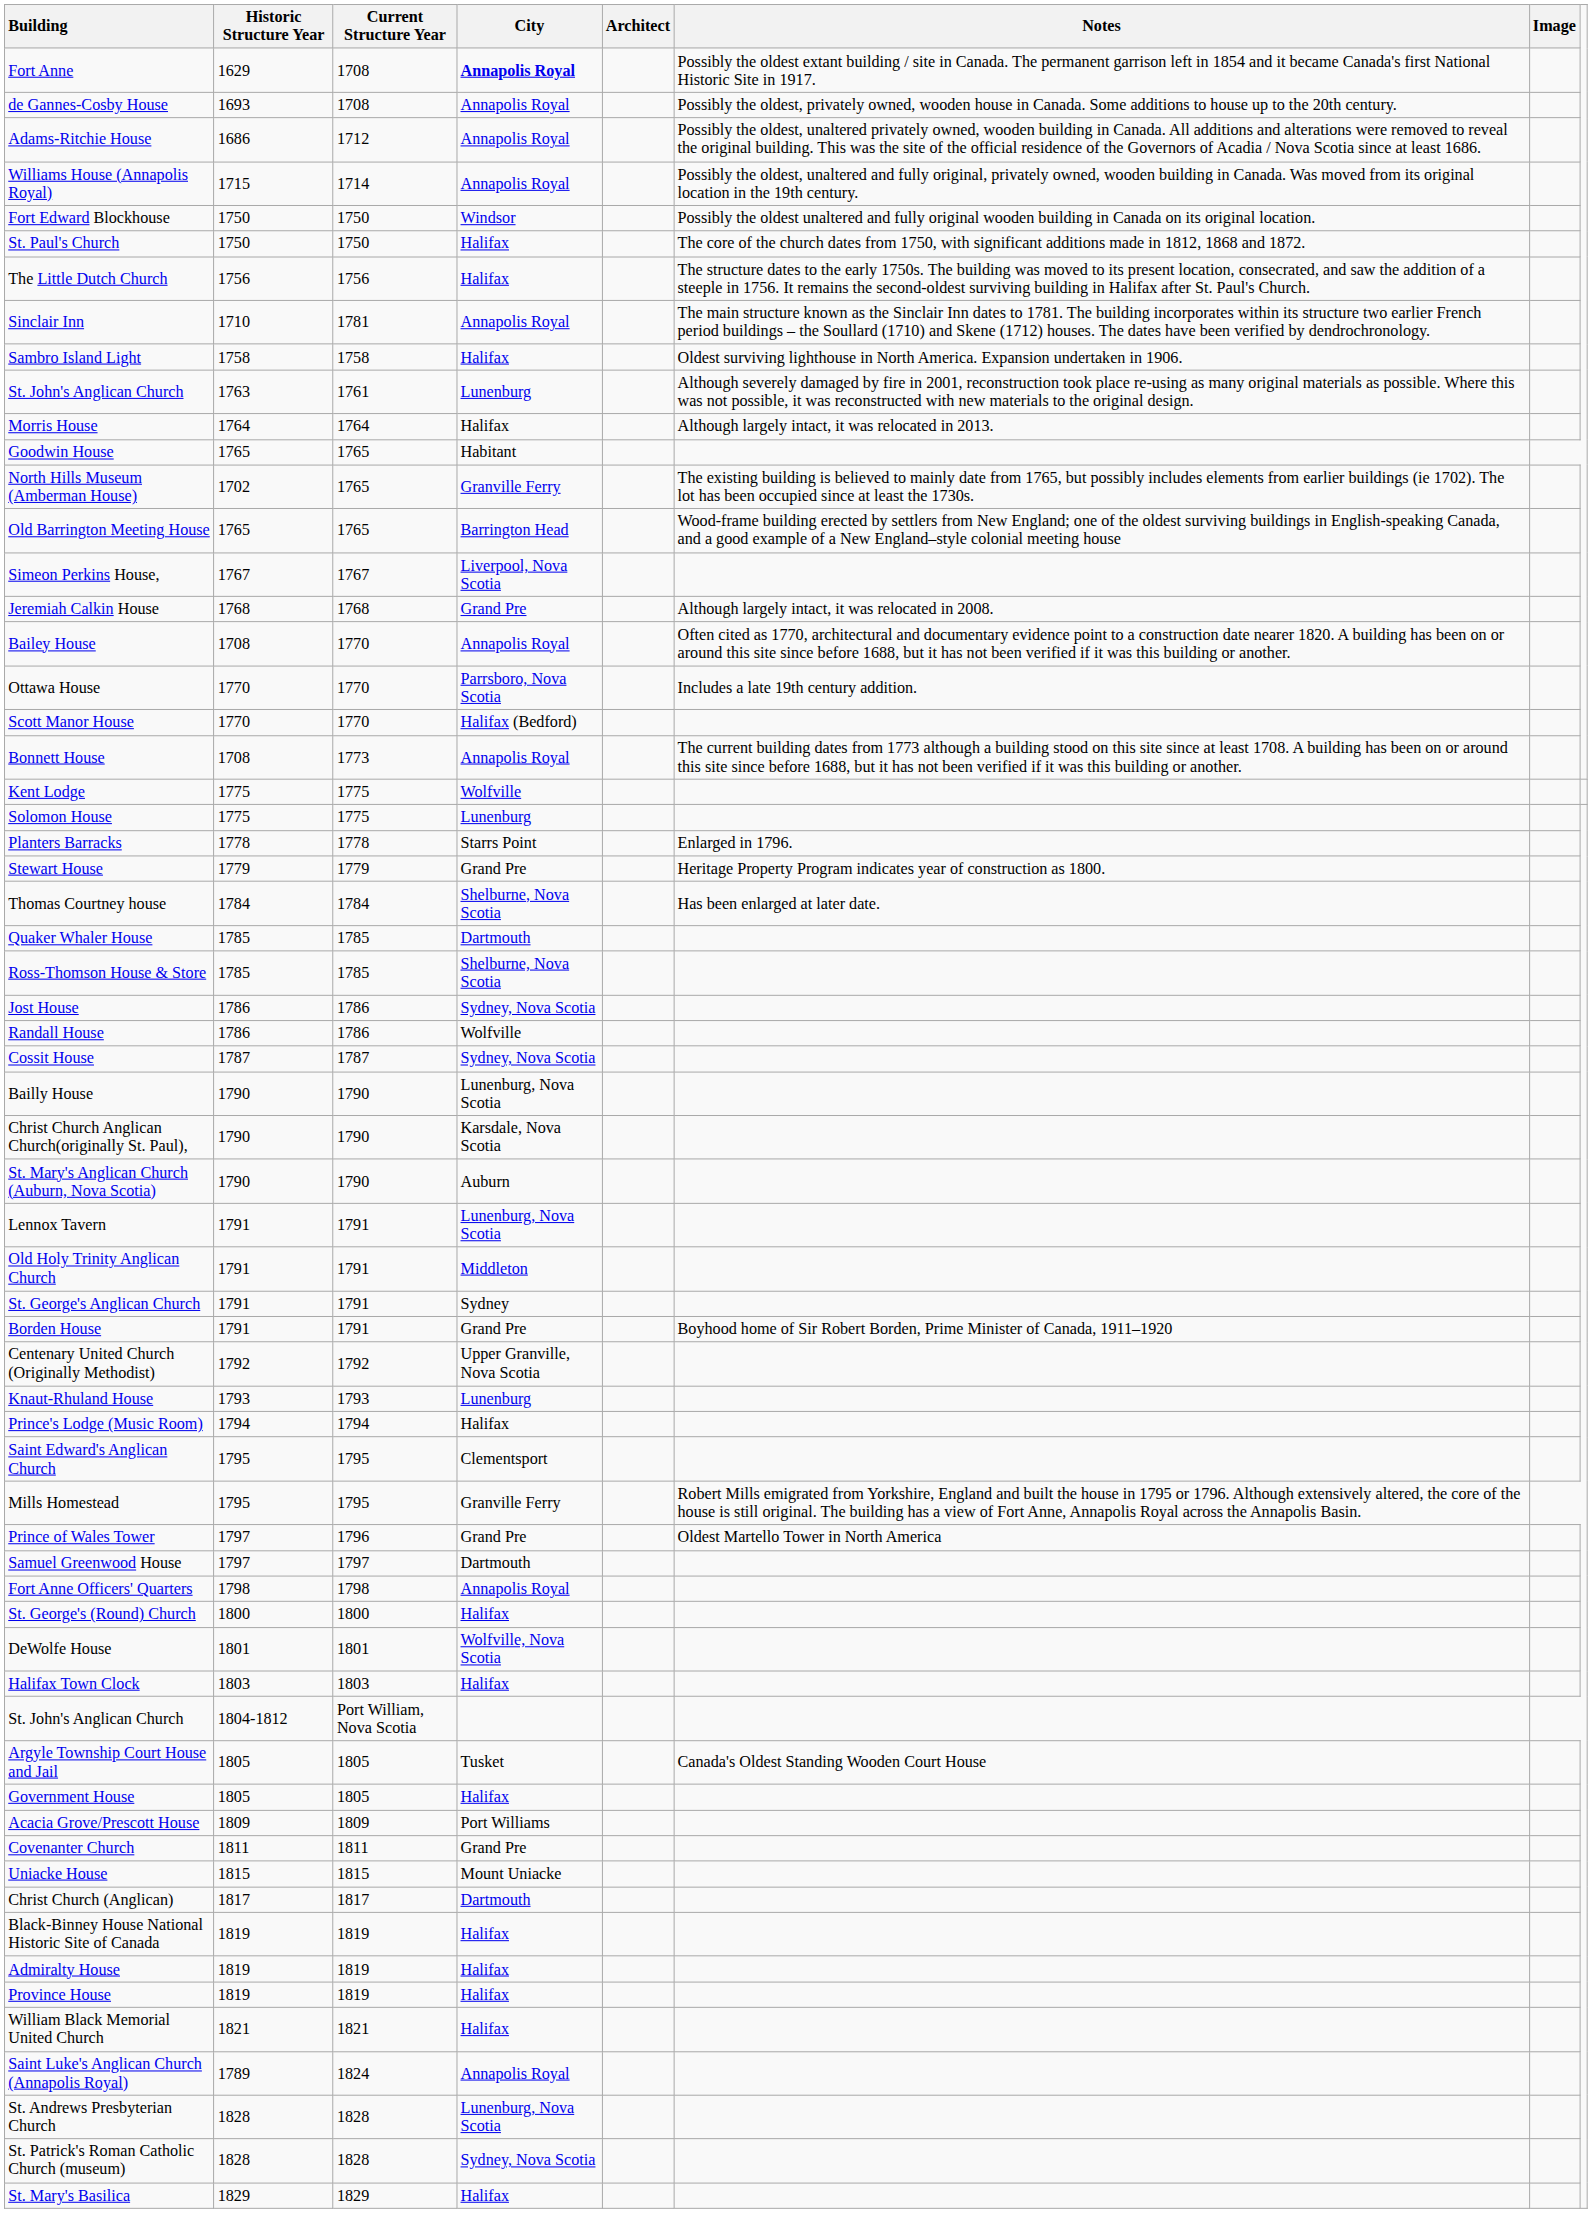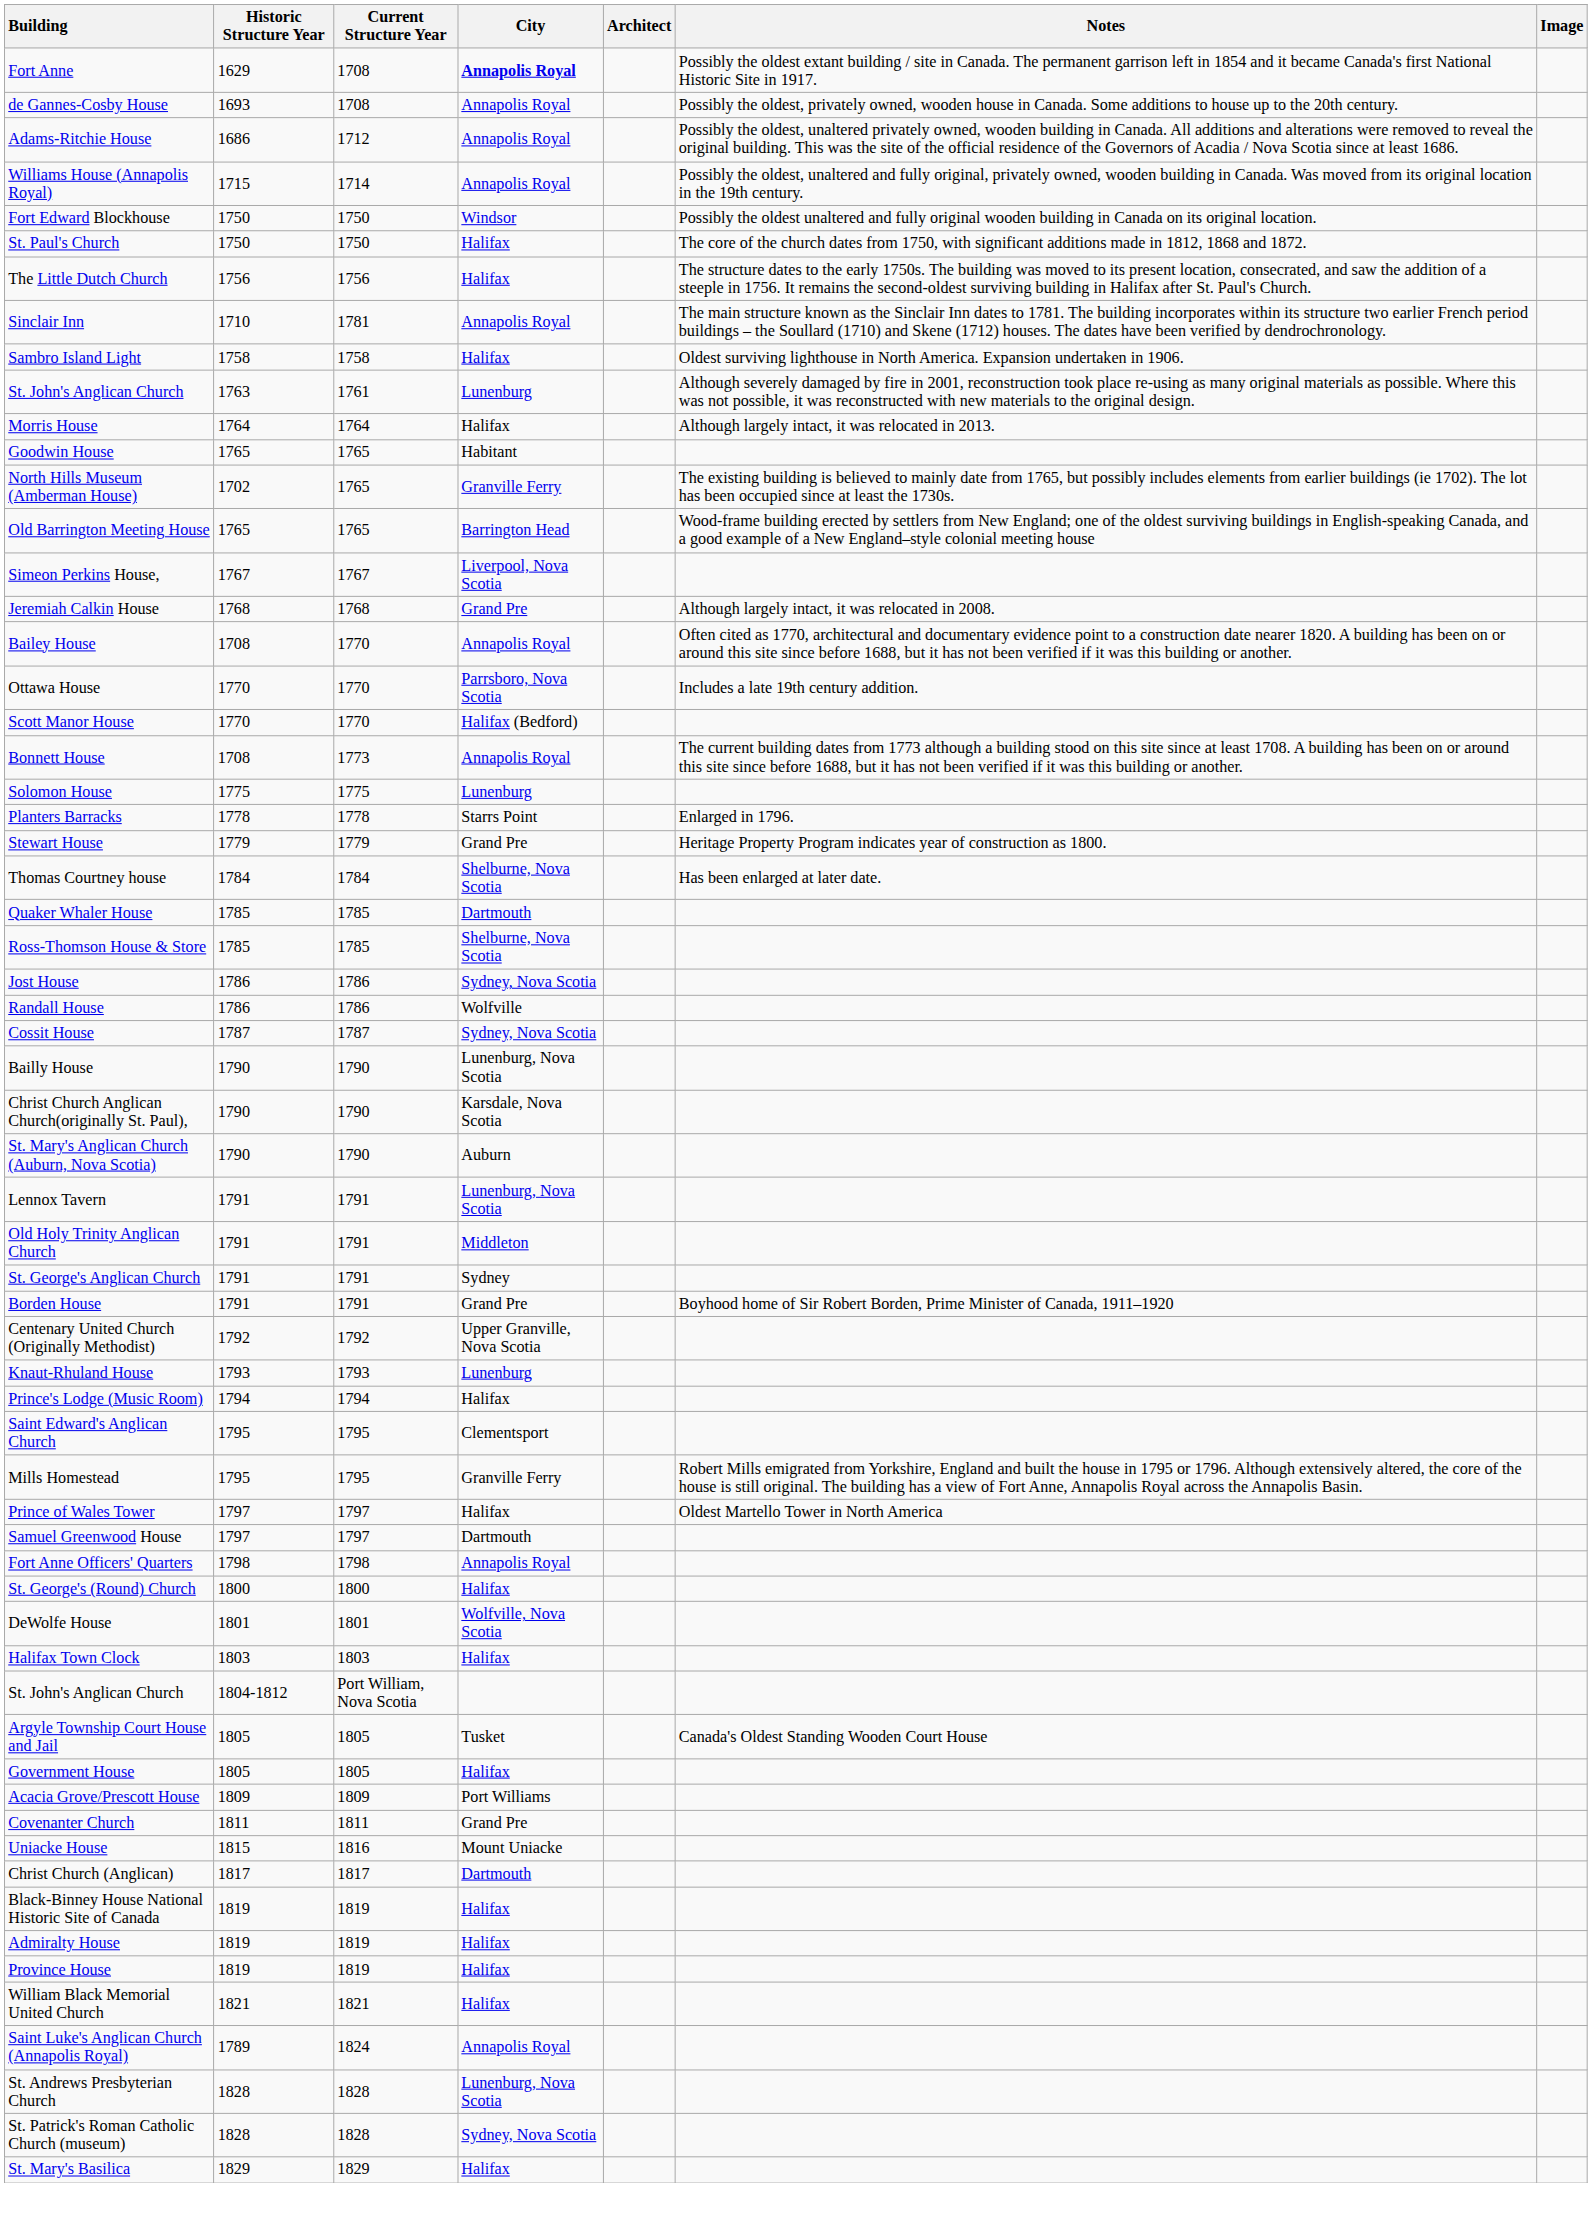- row: (47, 791)
(353, 1537) 1796 -> (354, 1511) 1797
(494, 1537) Grand Pre -> (486, 1511) Halifax
(353, 1873) 1815 -> (354, 1848) 1816
